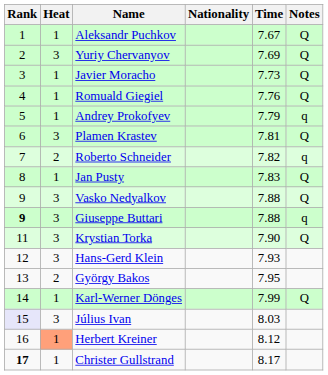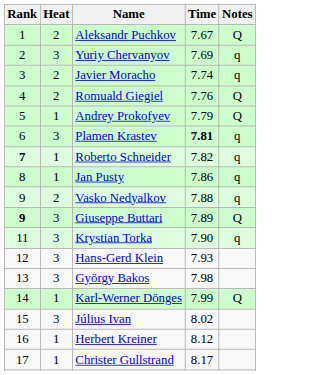- column: (218, 14)
(56, 34) 1 -> (56, 34) 2
(304, 55) Q -> (237, 55) q
(56, 75) 1 -> (56, 75) 2
(269, 75) 7.73 -> (202, 75) 7.74
(304, 75) Q -> (237, 75) q
(56, 95) 1 -> (56, 95) 2
(304, 116) q -> (237, 116) Q
(269, 136) normal -> (202, 136) bold
(304, 136) Q -> (237, 136) q
(22, 156) normal -> (22, 156) bold
(56, 156) 2 -> (56, 156) 1
(269, 177) 7.83 -> (202, 177) 7.86
(304, 177) Q -> (237, 177) q
(56, 197) 3 -> (56, 197) 2
(304, 197) Q -> (237, 197) q
(269, 217) 7.88 -> (202, 217) 7.89
(304, 217) q -> (237, 217) Q
(304, 237) Q -> (237, 237) q
(56, 278) 2 -> (56, 278) 3
(269, 278) 7.95 -> (202, 278) 7.98
(22, 319) lavender background -> (22, 319) no background
(269, 319) 8.03 -> (202, 319) 8.02
(56, 339) lightsalmon background -> (56, 339) no background
(22, 359) bold -> (22, 359) normal
